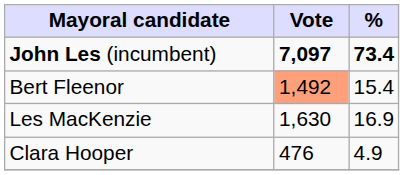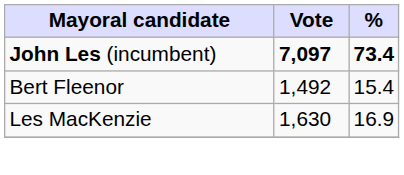(305, 86) lightsalmon background -> (305, 86) no background
- row: (71, 152)
